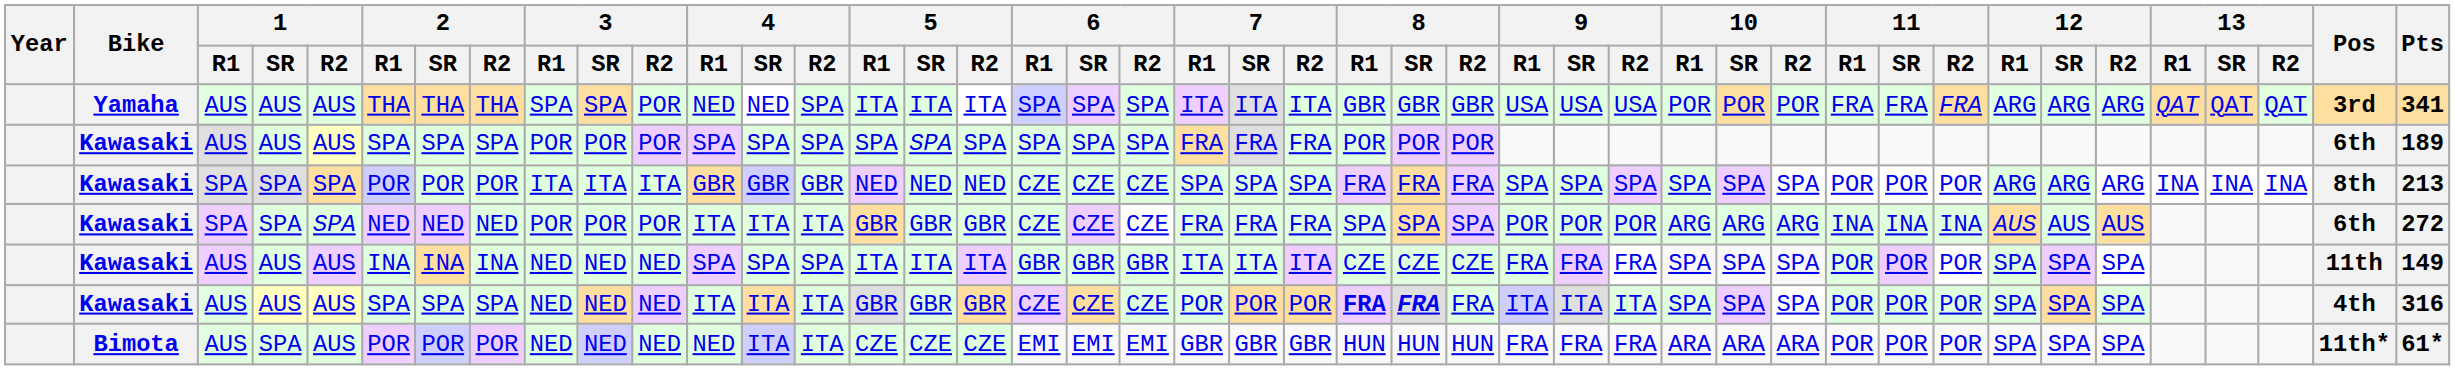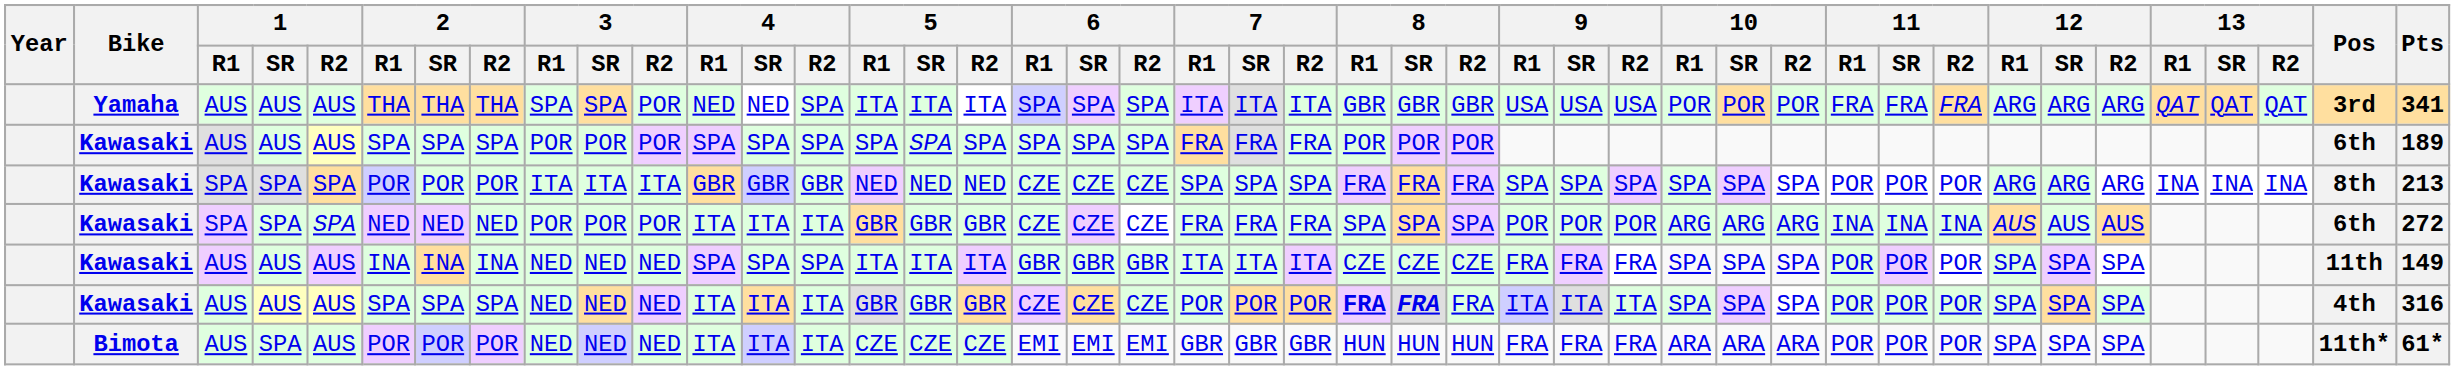(714, 344) NED -> (714, 344) ITA
